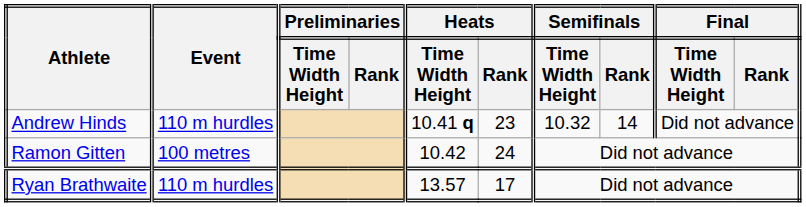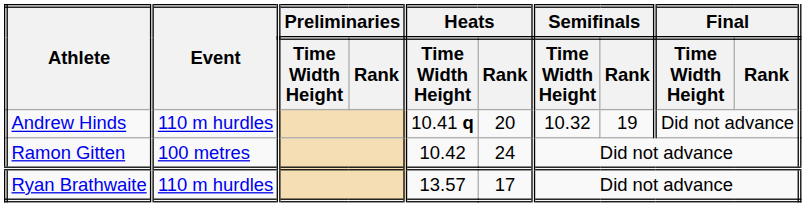(505, 124) 23 -> (505, 124) 20
(627, 124) 14 -> (627, 124) 19
